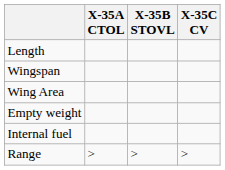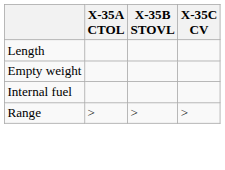- row: (34, 71)
- row: (36, 92)
